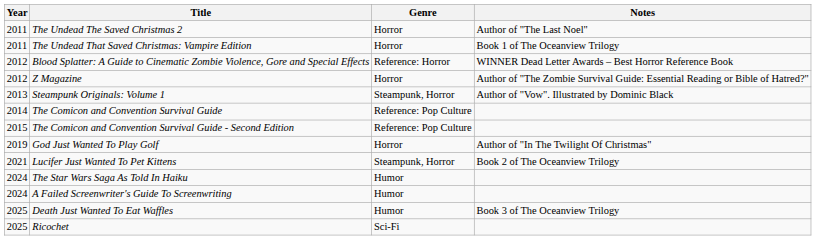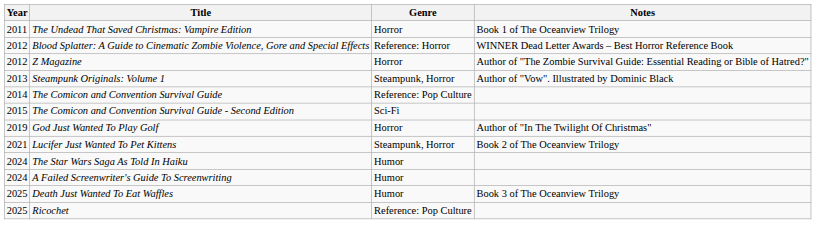- row: (107, 29)
(423, 128) Reference: Pop Culture -> (387, 111) Sci-Fi
(387, 227) Sci-Fi -> (423, 210) Reference: Pop Culture
